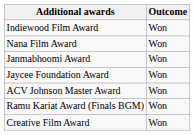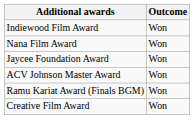- row: (48, 59)
